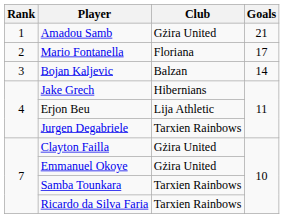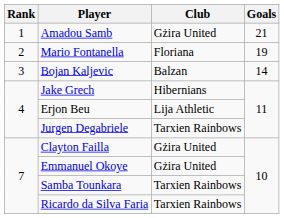(262, 52) 17 -> (262, 52) 19
